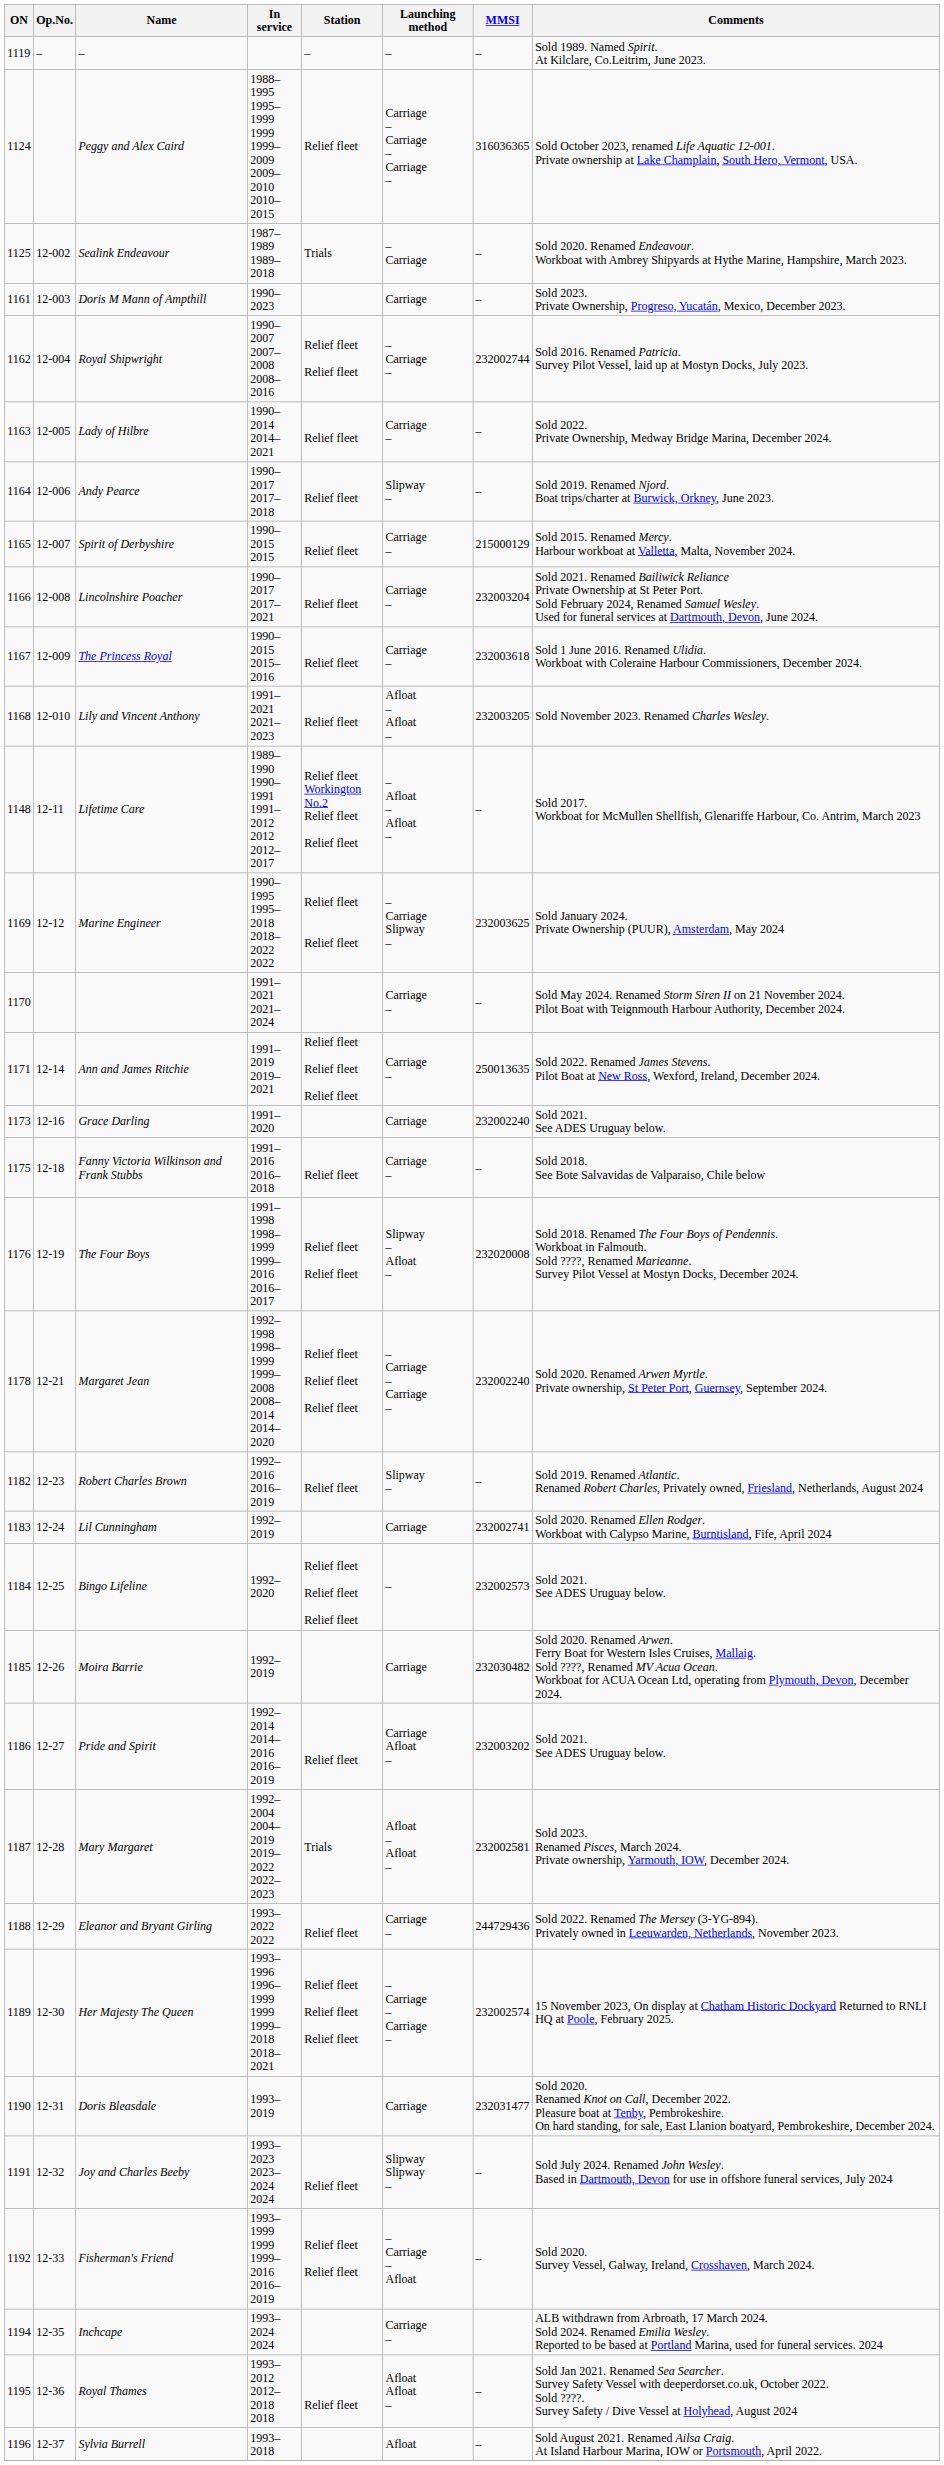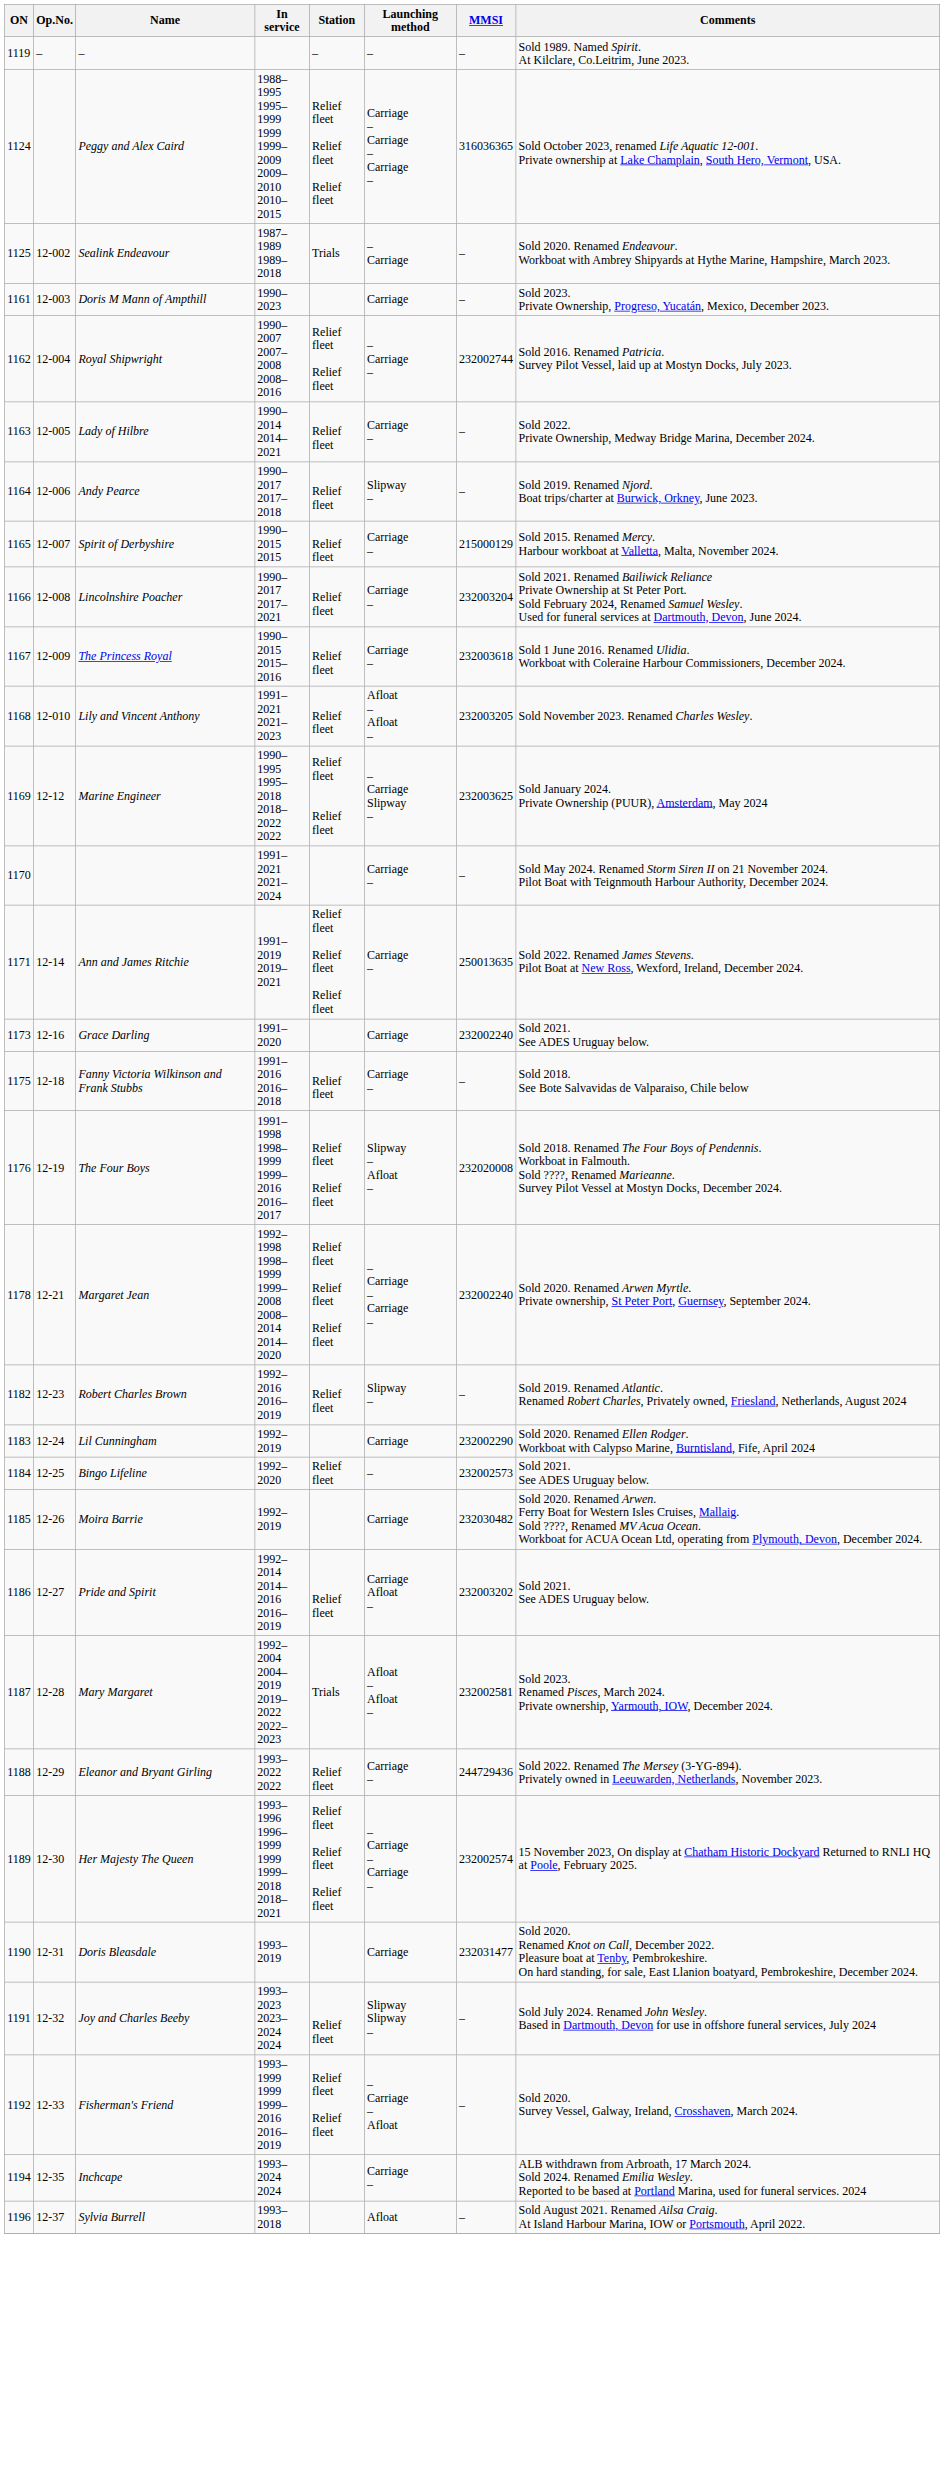(331, 146) Relief fleet -> (327, 153) Relief fleet Relief fleet Relief fleet
- row: (19, 809)
(503, 1527) 232002741 -> (486, 1440) 232002290
(331, 1593) Relief fleet Relief fleet Relief fleet -> (327, 1473) Relief fleet
- row: (19, 2391)
